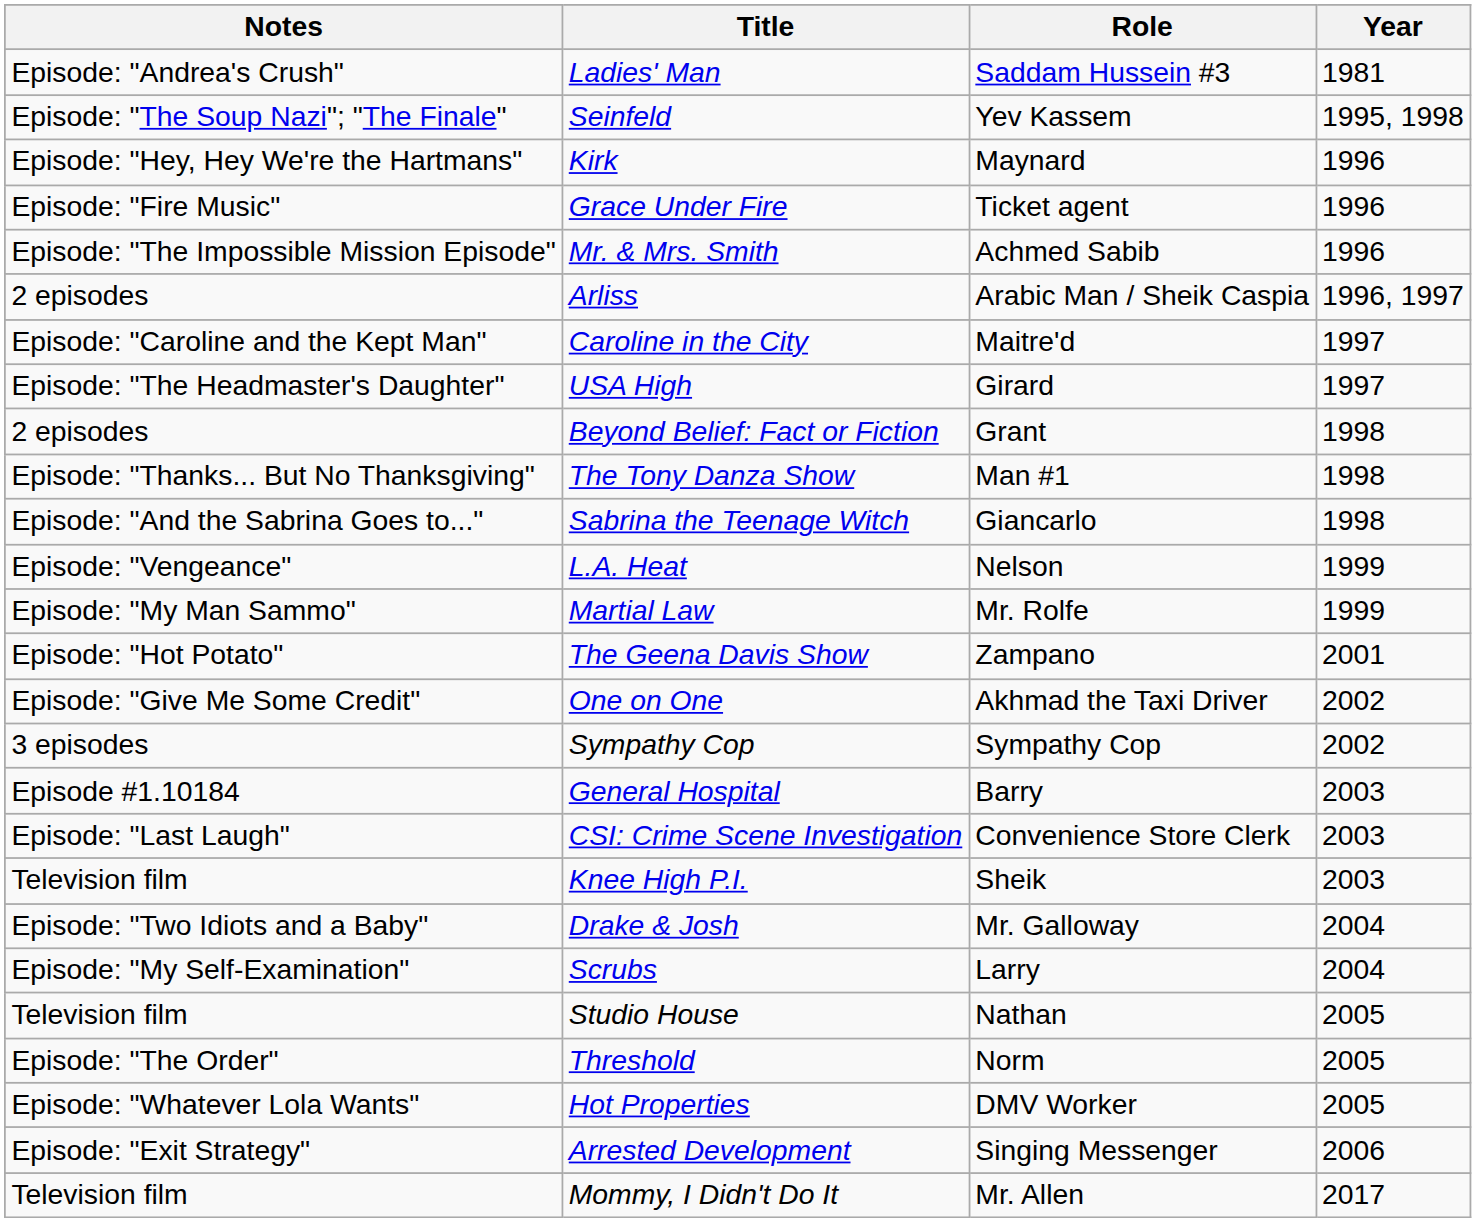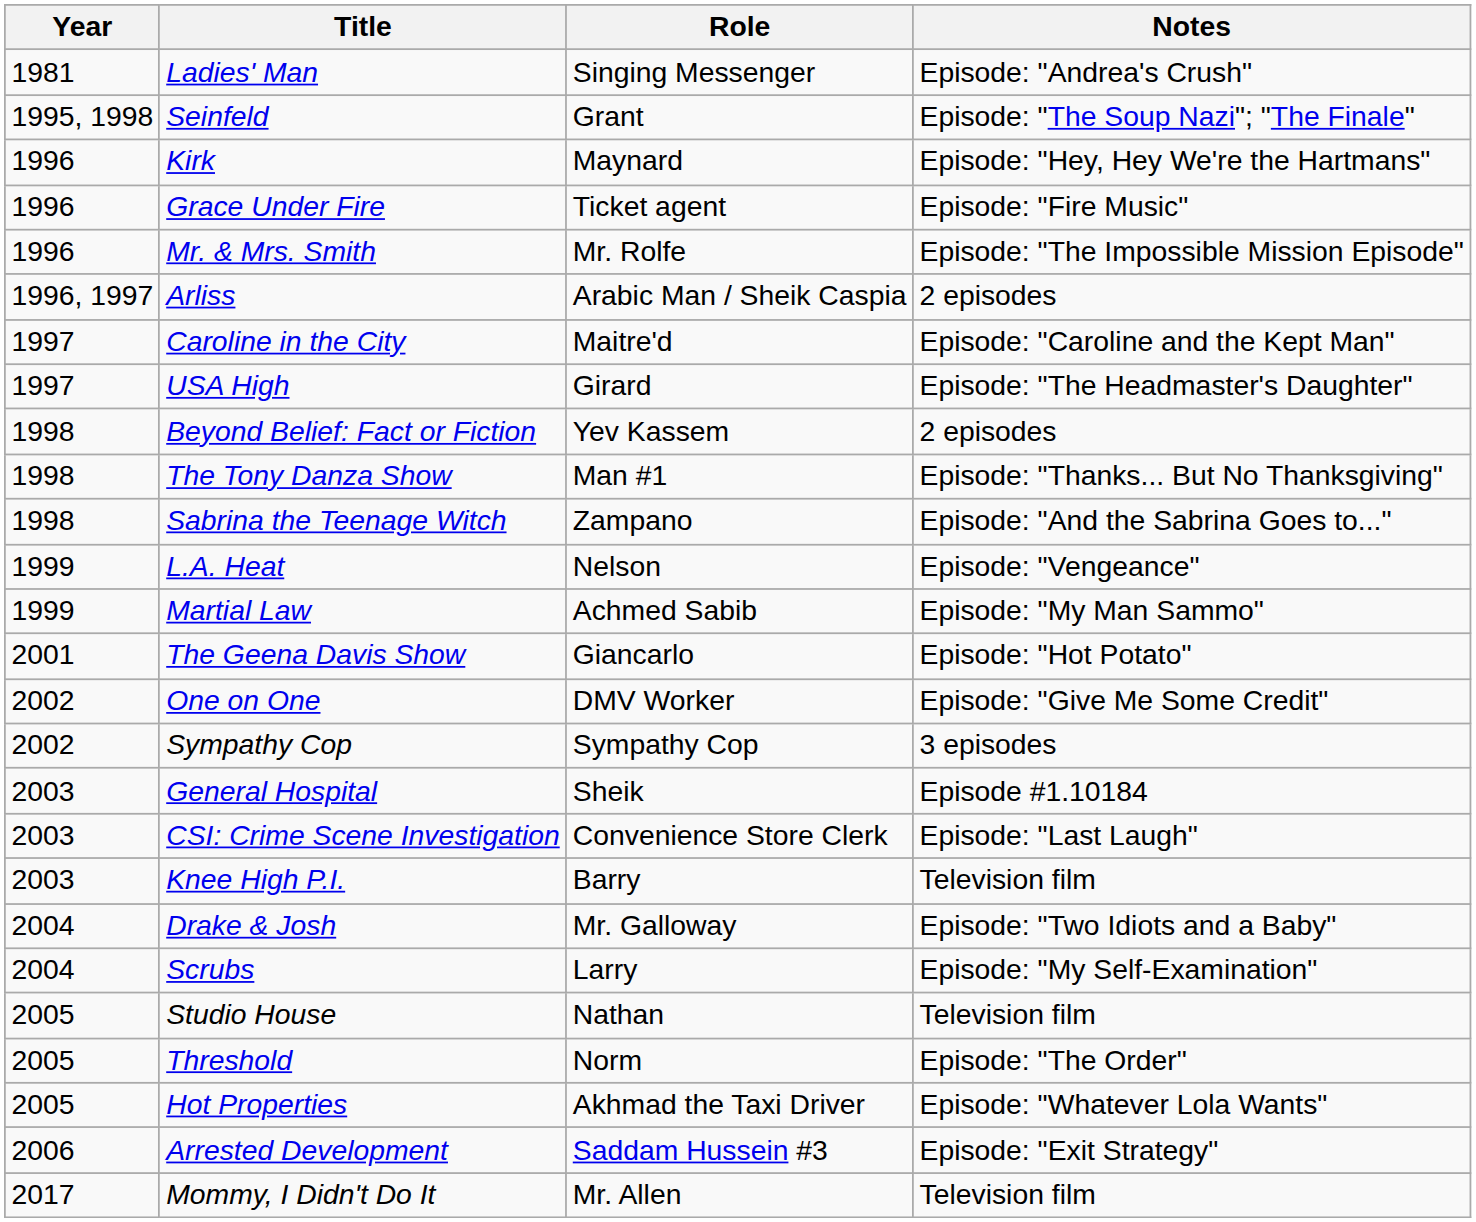columns swapped: (1393, 26) <-> (284, 26)
(1103, 71) Saddam Hussein #3 -> (694, 71) Singing Messenger
(1054, 116) Yev Kassem -> (608, 116) Grant
(1067, 251) Achmed Sabib -> (629, 251) Mr. Rolfe
(1011, 431) Grant -> (651, 431) Yev Kassem
(1036, 521) Giancarlo -> (633, 521) Zampano
(1032, 610) Mr. Rolfe -> (665, 610) Achmed Sabib
(1035, 655) Zampano -> (633, 655) Giancarlo
(1121, 700) Akhmad the Taxi Driver -> (654, 700) DMV Worker
(1009, 790) Barry -> (608, 790) Sheik
(1011, 880) Sheik -> (607, 880) Barry
(1056, 1104) DMV Worker -> (719, 1104) Akhmad the Taxi Driver
(1097, 1149) Singing Messenger -> (700, 1149) Saddam Hussein #3
